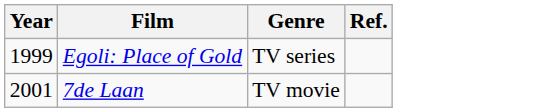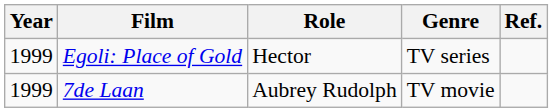+ column: (324, 21)
(31, 90) 2001 -> (31, 90) 1999
